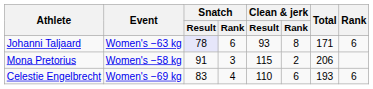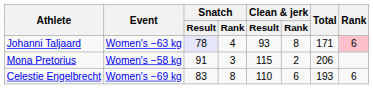(232, 44) 6 -> (232, 44) 4
(354, 44) no background -> (354, 44) pink background
(232, 77) 4 -> (232, 77) 8
